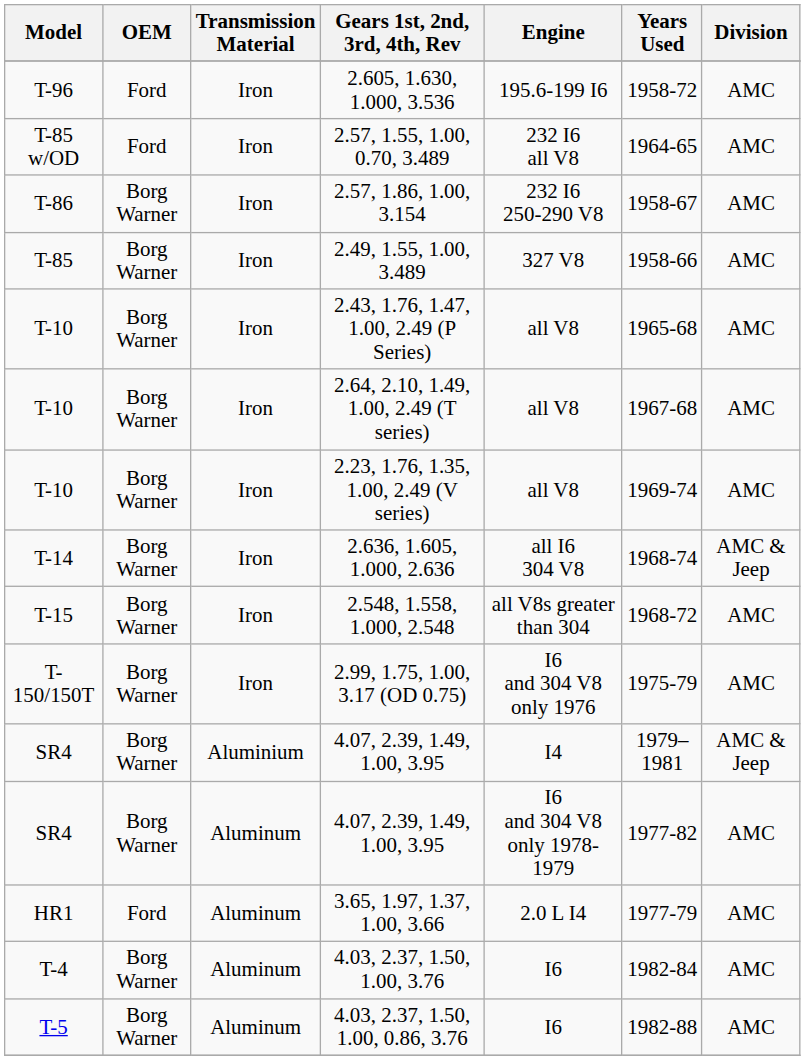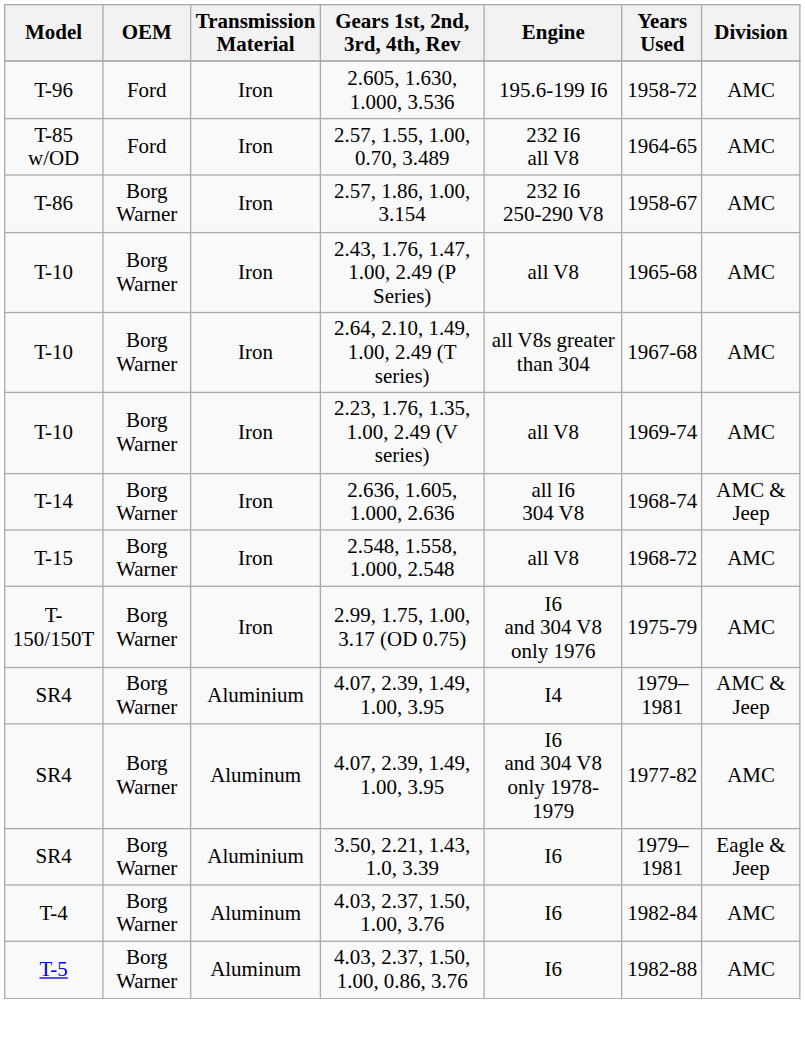- row: (256, 260)
(553, 409) all V8 -> (553, 352) all V8s greater than 304
(553, 615) all V8s greater than 304 -> (553, 558) all V8
+ row: (256, 856)
- row: (256, 913)
